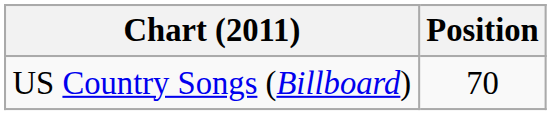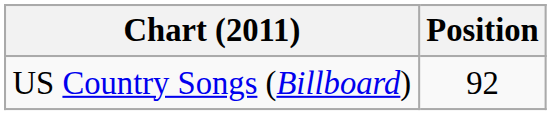(483, 82) 70 -> (483, 82) 92
